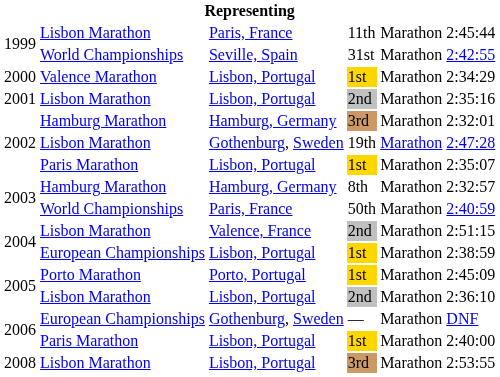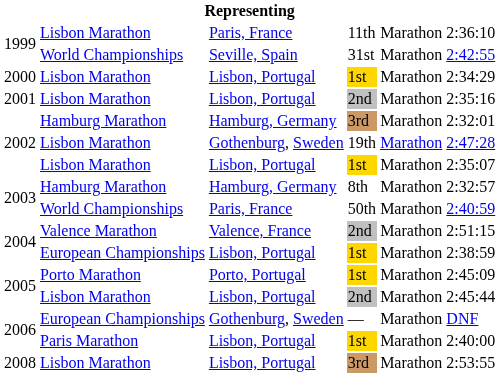(471, 32) 2:45:44 -> (471, 32) 2:36:10
(98, 76) Valence Marathon -> (95, 76) Lisbon Marathon
(89, 164) Paris Marathon -> (95, 164) Lisbon Marathon
(95, 230) Lisbon Marathon -> (98, 230) Valence Marathon
(471, 296) 2:36:10 -> (471, 296) 2:45:44
